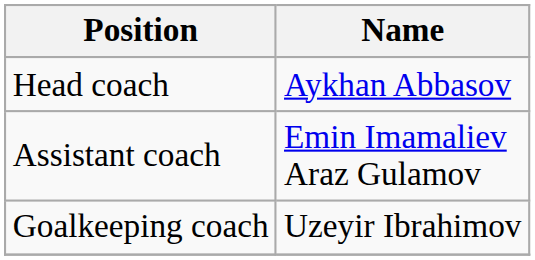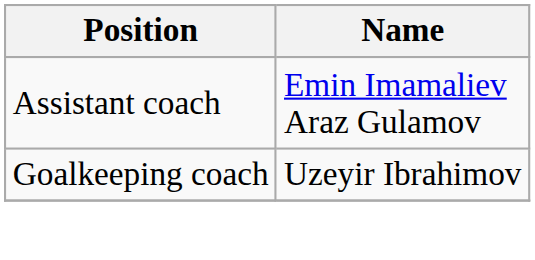- row: (91, 83)
